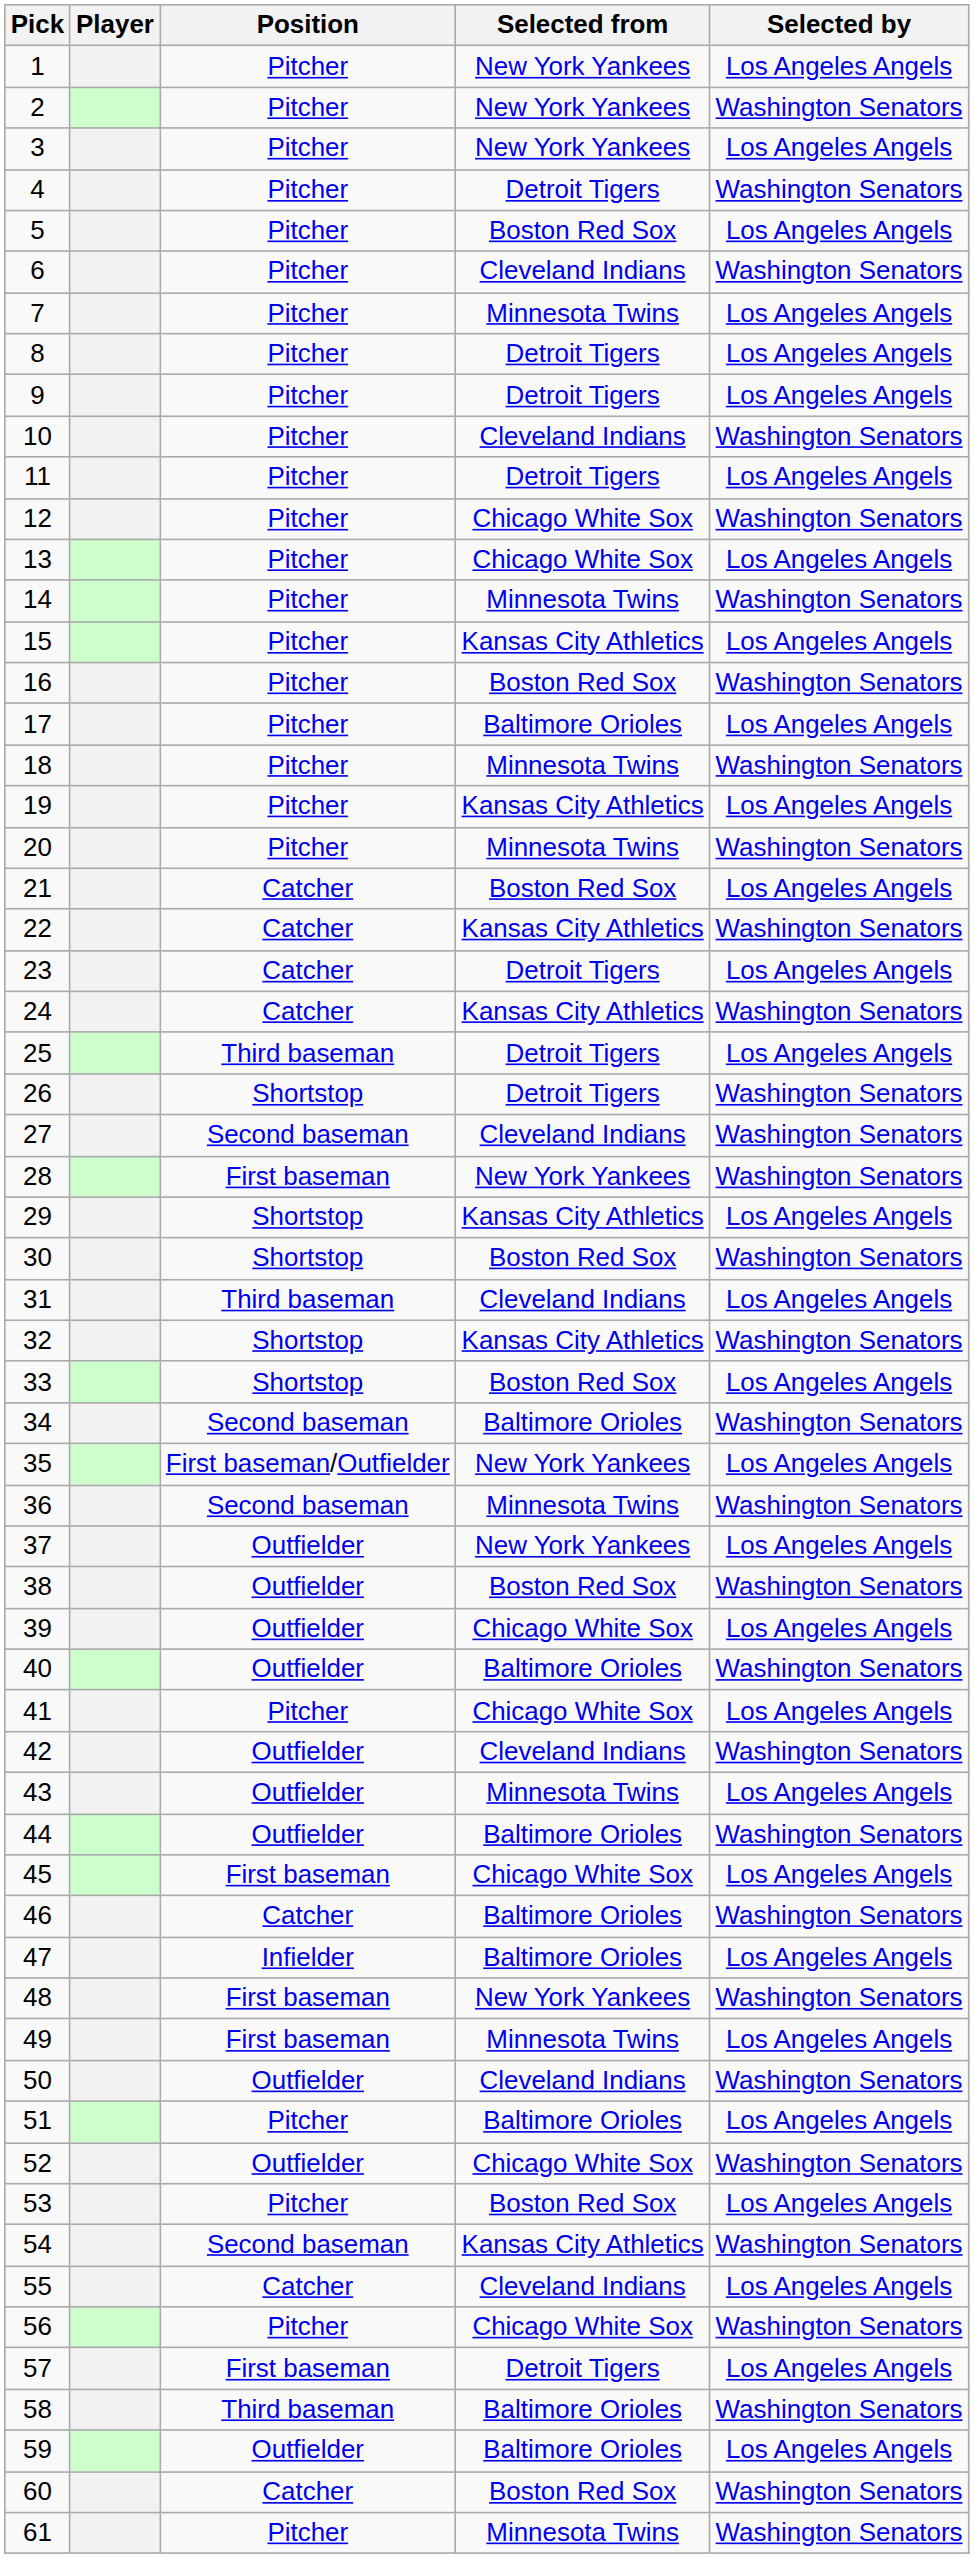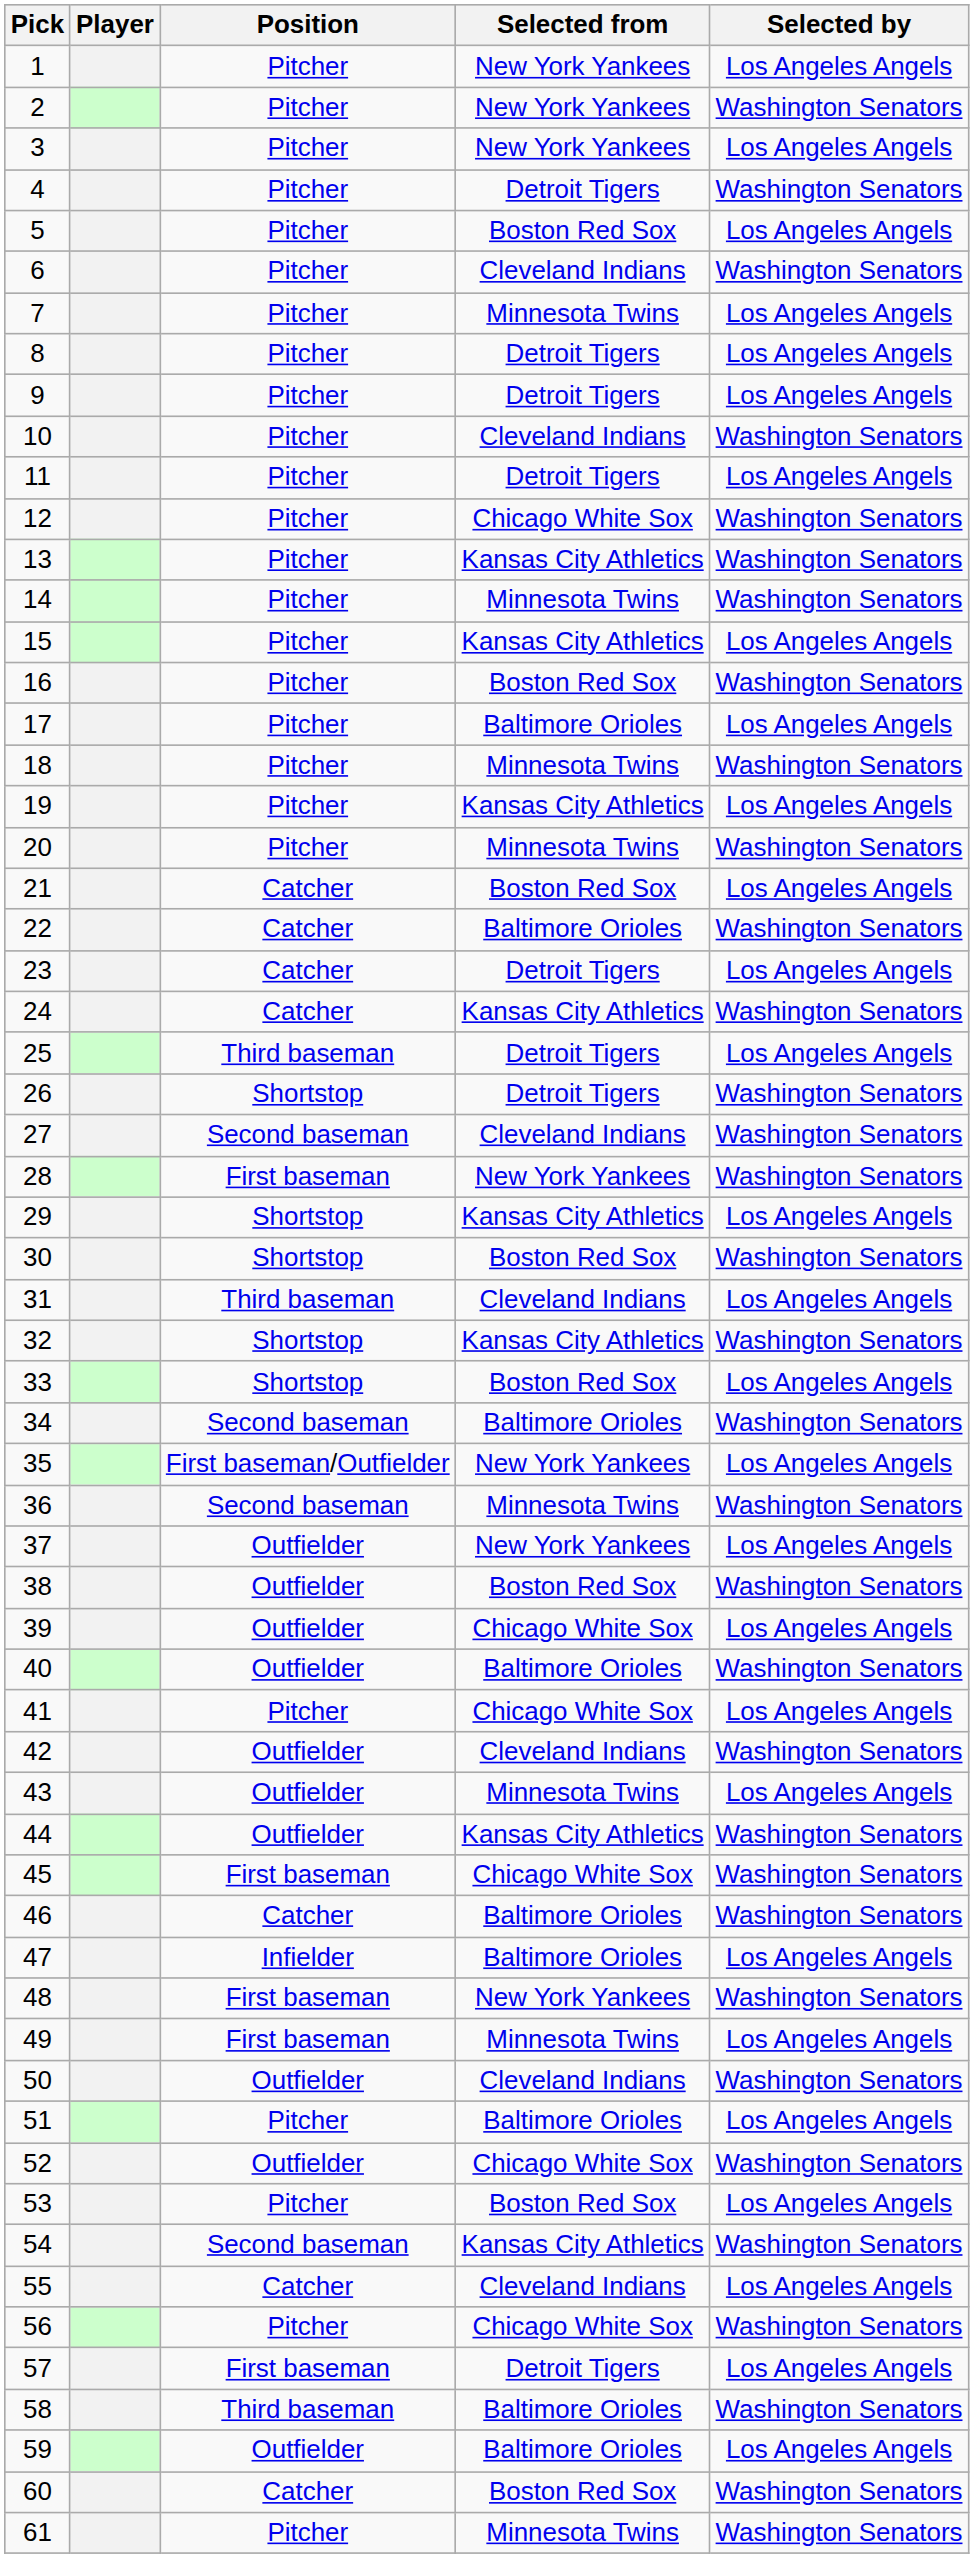(583, 559) Chicago White Sox -> (583, 559) Kansas City Athletics
(839, 559) Los Angeles Angels -> (839, 559) Washington Senators
(583, 929) Kansas City Athletics -> (583, 929) Baltimore Orioles
(583, 1833) Baltimore Orioles -> (583, 1833) Kansas City Athletics
(839, 1874) Los Angeles Angels -> (839, 1874) Washington Senators
